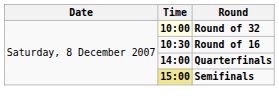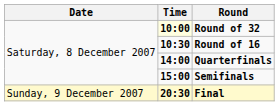(175, 77) khaki background -> (175, 77) no background
+ row: (209, 93)
